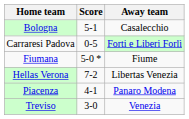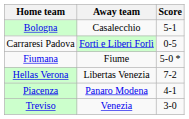columns swapped: (91, 12) <-> (145, 12)
